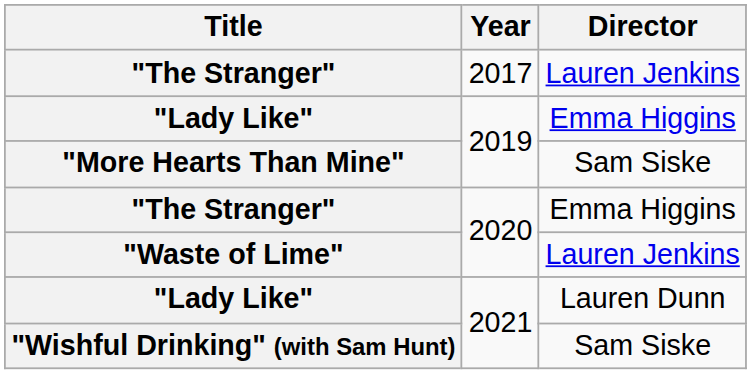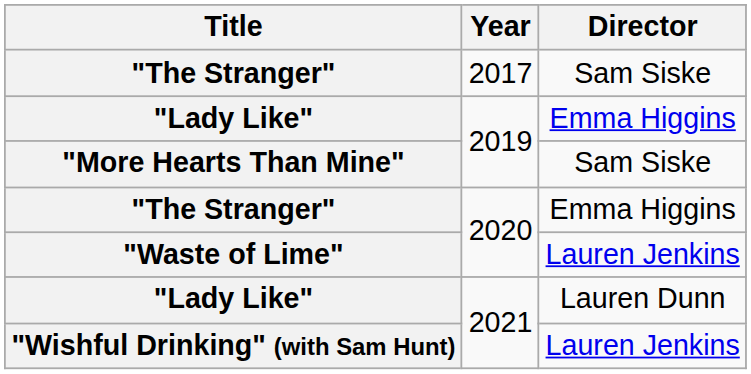(643, 72) Lauren Jenkins -> (643, 72) Sam Siske
(643, 345) Sam Siske -> (643, 345) Lauren Jenkins
